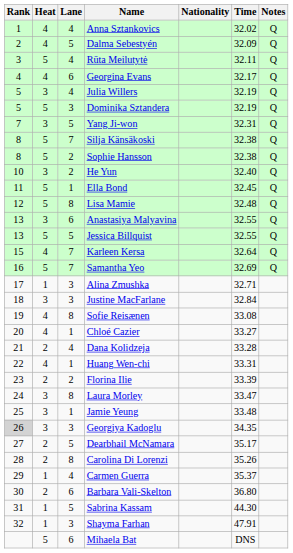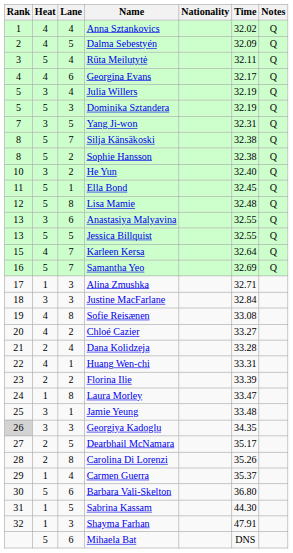(71, 332) 1 -> (71, 332) 2
(45, 396) 3 -> (45, 396) 1
(45, 492) 2 -> (45, 492) 5
